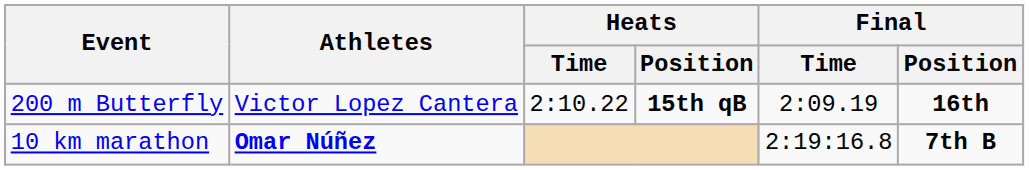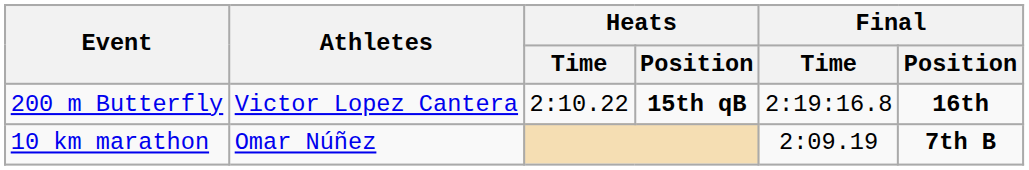(829, 104) 2:09.19 -> (829, 104) 2:19:16.8
(306, 144) bold -> (306, 144) normal
(829, 144) 2:19:16.8 -> (829, 144) 2:09.19
